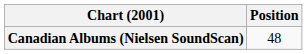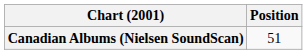(274, 37) 48 -> (274, 37) 51
